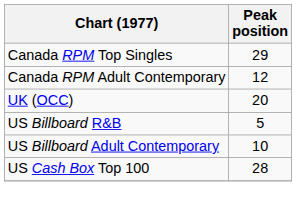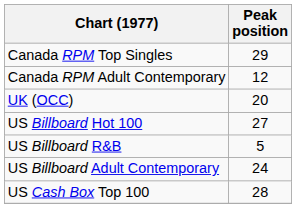+ row: (75, 123)
(260, 146) 10 -> (260, 169) 24
